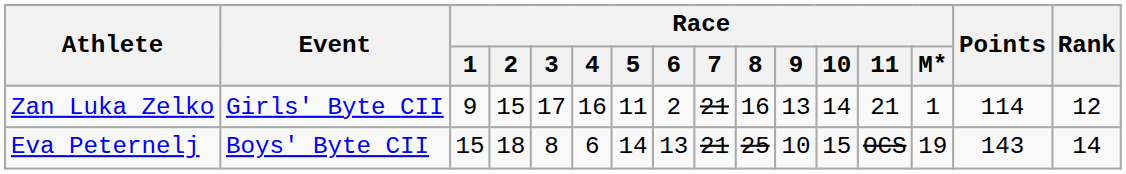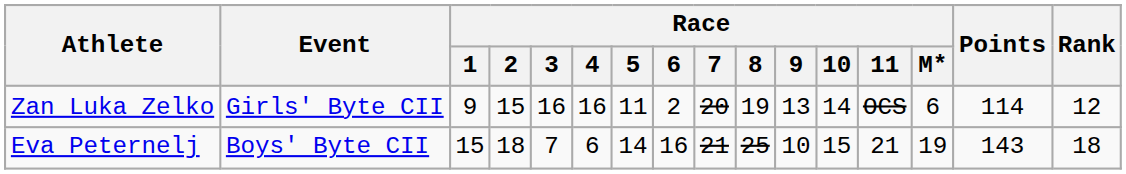(551, 106) 17 -> (551, 106) 16
(714, 106) 21 -> (714, 106) 20
(755, 106) 16 -> (755, 106) 19
(885, 106) 21 -> (885, 106) OCS
(933, 106) 1 -> (933, 106) 6
(551, 147) 8 -> (551, 147) 7
(674, 147) 13 -> (674, 147) 16
(885, 147) OCS -> (885, 147) 21
(1087, 147) 14 -> (1087, 147) 18
